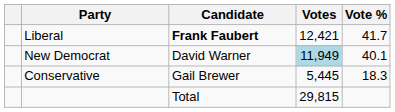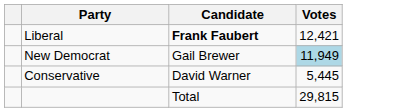- column: (366, 14)
(211, 55) David Warner -> (206, 55) Gail Brewer
(206, 76) Gail Brewer -> (211, 76) David Warner
